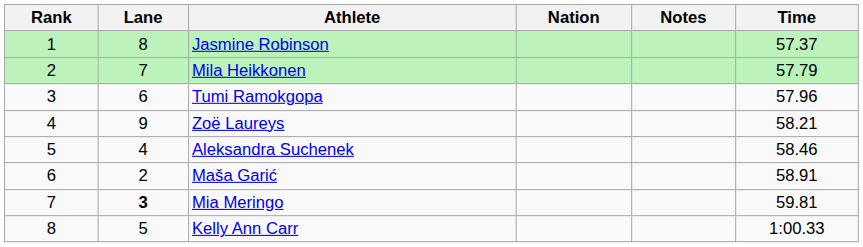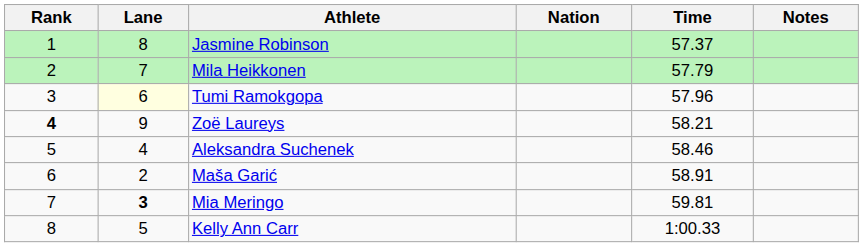columns swapped: (797, 17) <-> (683, 17)
(143, 96) no background -> (143, 96) lightyellow background
(51, 123) normal -> (51, 123) bold
